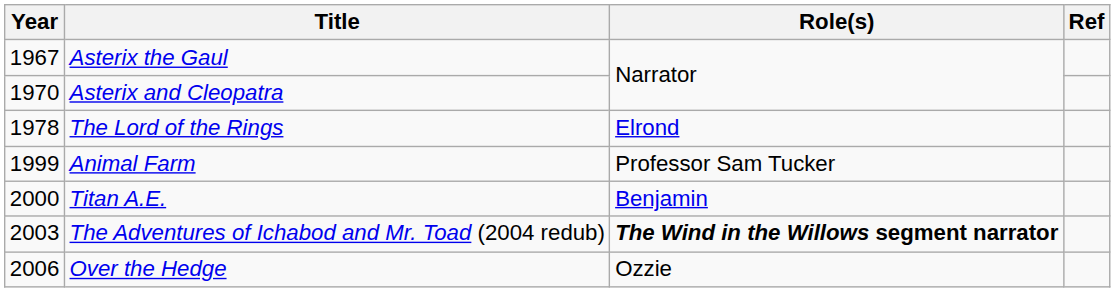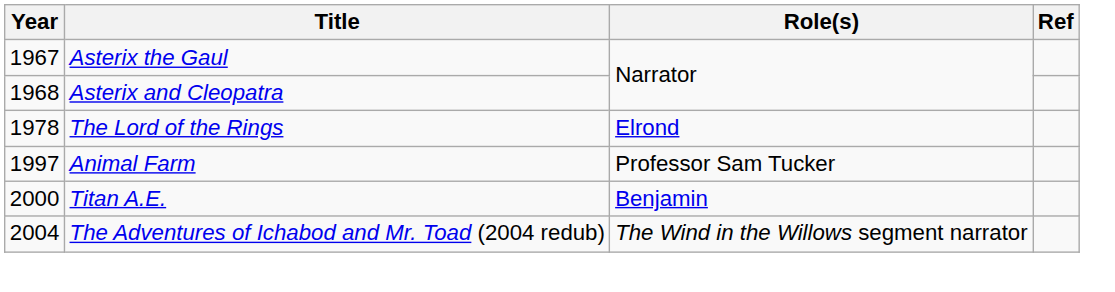(35, 92) 1970 -> (35, 92) 1968
(35, 163) 1999 -> (35, 163) 1997
(35, 233) 2003 -> (35, 233) 2004
(837, 233) bold -> (821, 233) normal
- row: (148, 269)
